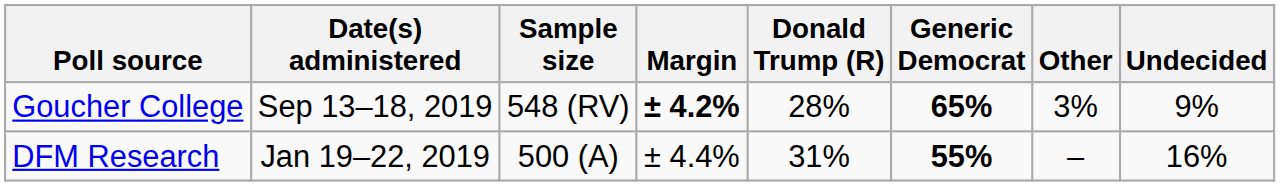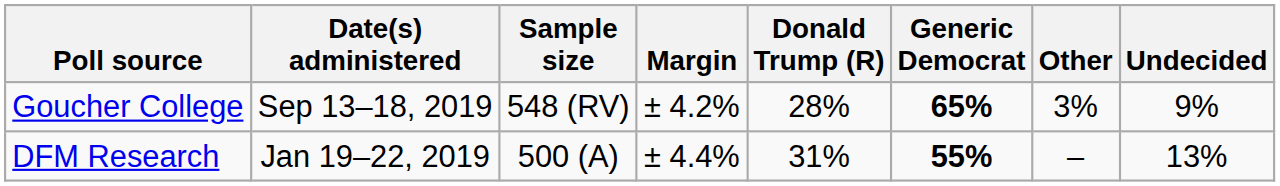(692, 107) bold -> (692, 107) normal
(1197, 156) 16% -> (1197, 156) 13%
